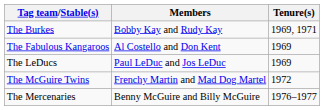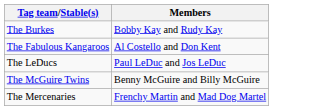- column: (294, 12)
(190, 79) Frenchy Martin and Mad Dog Martel -> (187, 79) Benny McGuire and Billy McGuire
(187, 96) Benny McGuire and Billy McGuire -> (190, 96) Frenchy Martin and Mad Dog Martel
